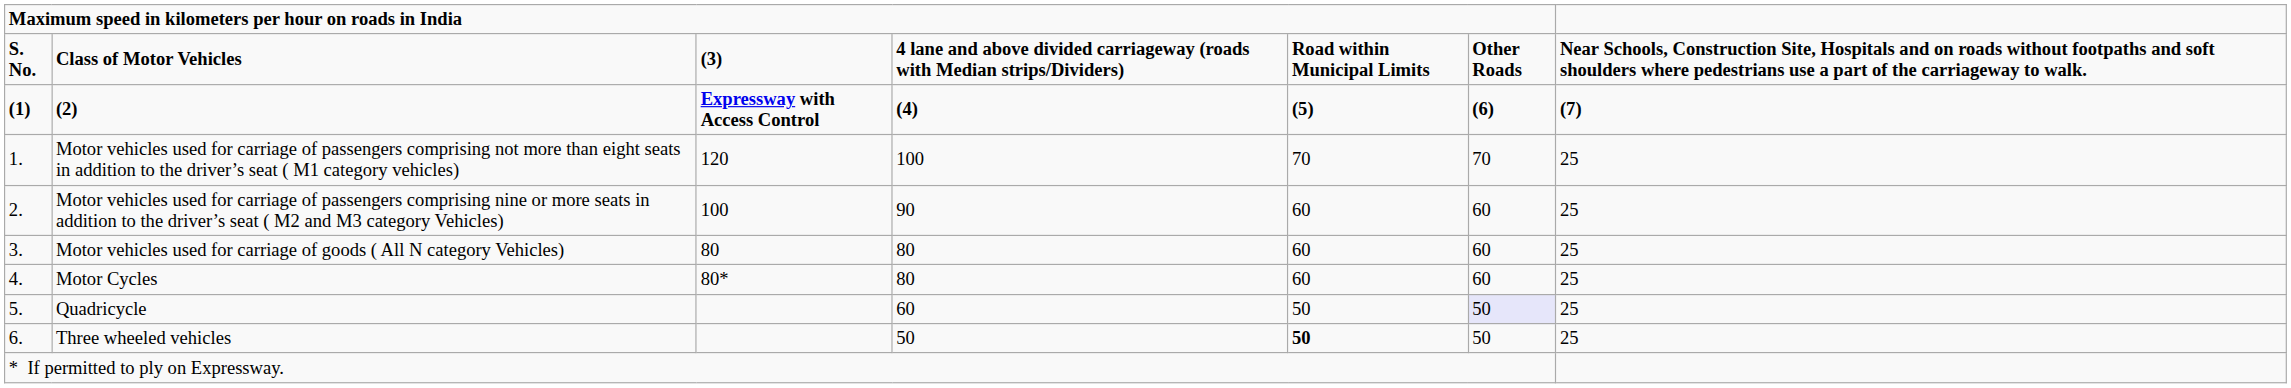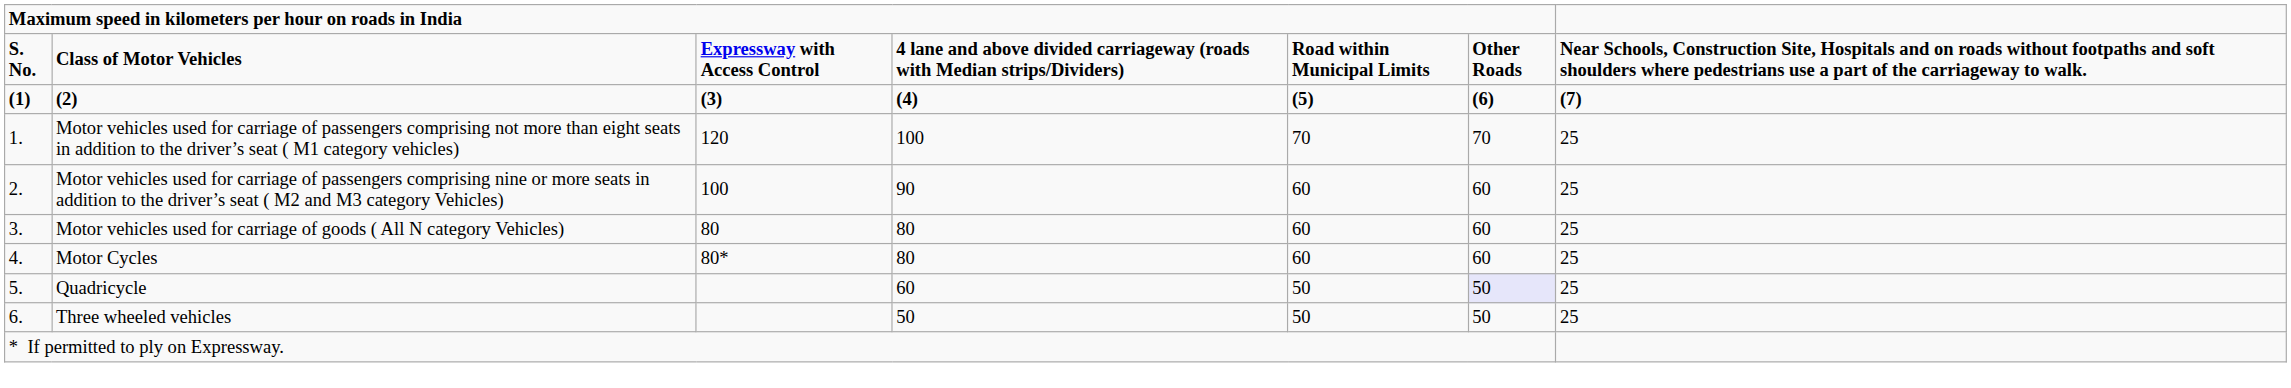(711, 59) (3) -> (768, 59) Expressway with Access Control
(768, 109) Expressway with Access Control -> (711, 98) (3)
(1301, 338) bold -> (1301, 317) normal
